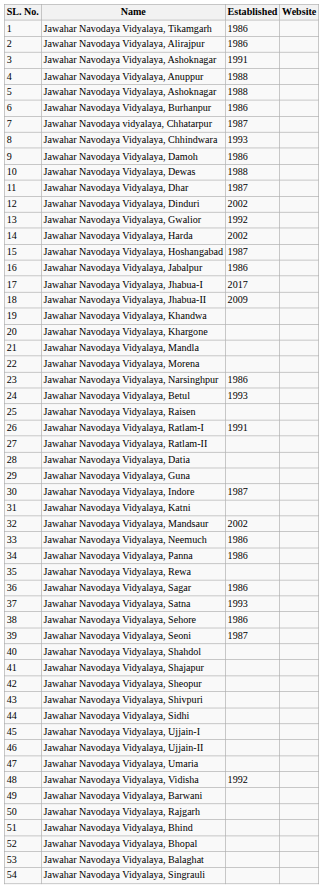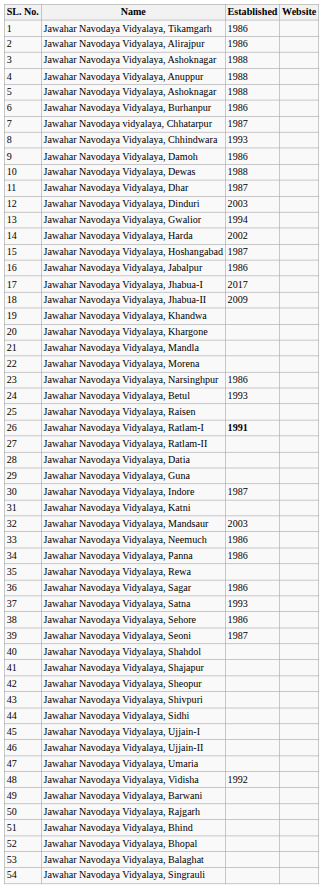(238, 60) 1991 -> (238, 60) 1988
(238, 204) 2002 -> (238, 204) 2003
(238, 220) 1992 -> (238, 220) 1994
(238, 428) normal -> (238, 428) bold
(238, 524) 2002 -> (238, 524) 2003
